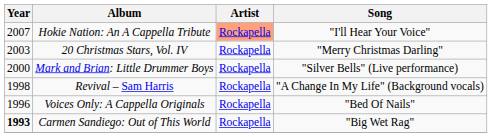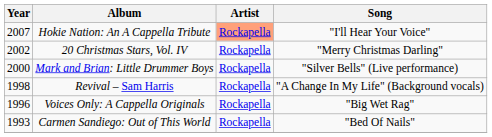(19, 50) 2003 -> (19, 50) 2002
(380, 104) "Bed Of Nails" -> (380, 104) "Big Wet Rag"
(19, 123) bold -> (19, 123) normal
(380, 123) "Big Wet Rag" -> (380, 123) "Bed Of Nails"
